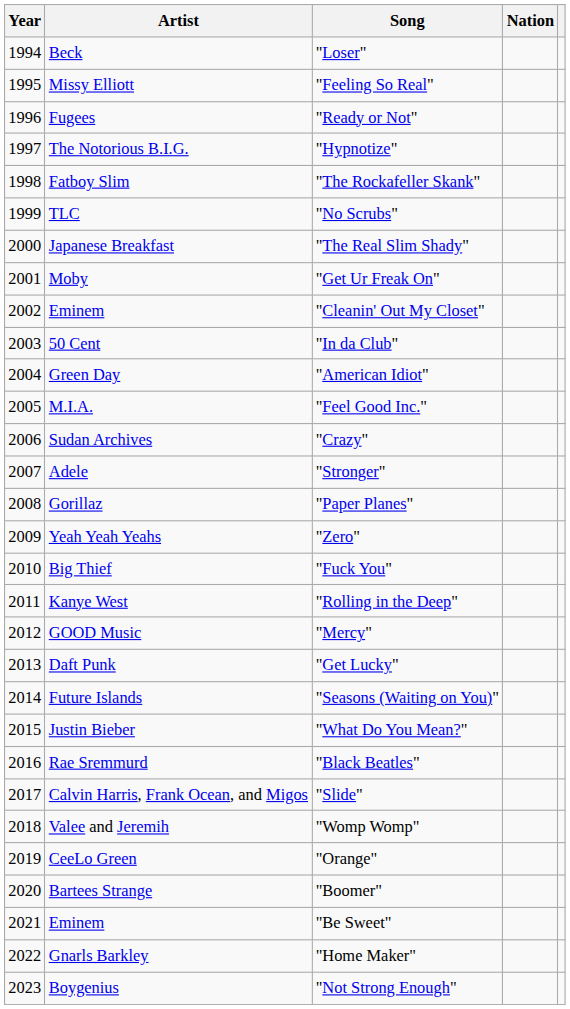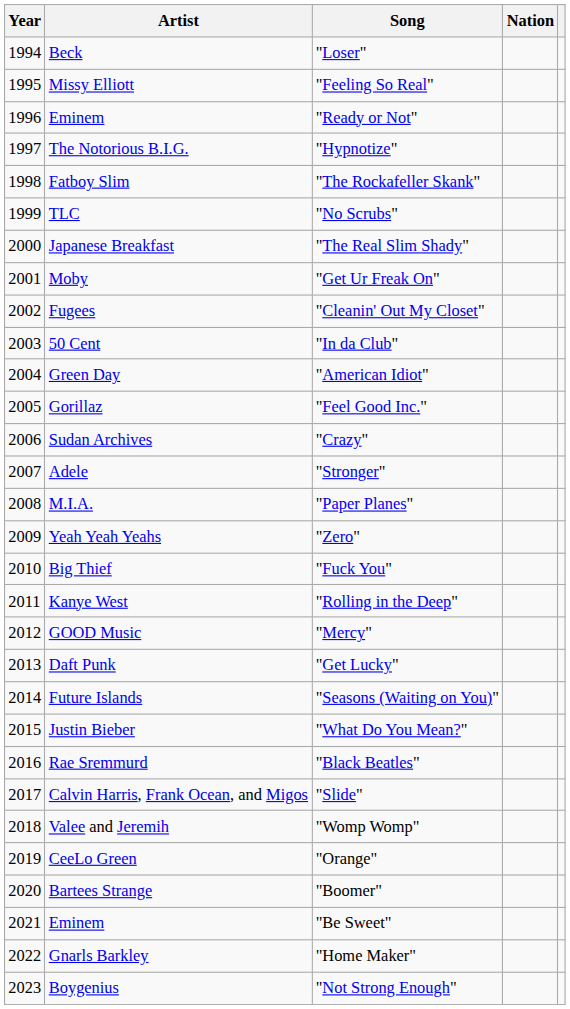(72, 117) Fugees -> (77, 117) Eminem
(77, 310) Eminem -> (72, 310) Fugees
(71, 407) M.I.A. -> (76, 407) Gorillaz
(76, 504) Gorillaz -> (71, 504) M.I.A.
